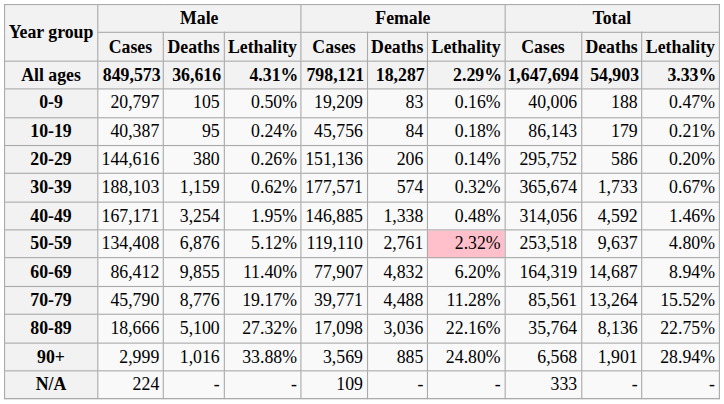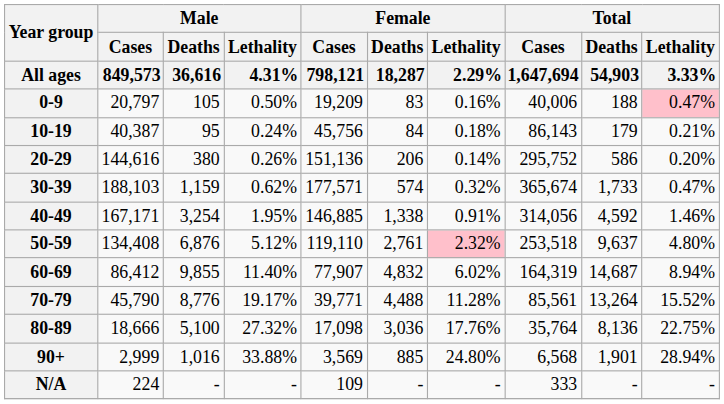(692, 103) no background -> (692, 103) pink background
(692, 187) 0.67% -> (692, 187) 0.47%
(478, 215) 0.48% -> (478, 215) 0.91%
(478, 272) 6.20% -> (478, 272) 6.02%
(473, 328) 22.16% -> (473, 328) 17.76%
